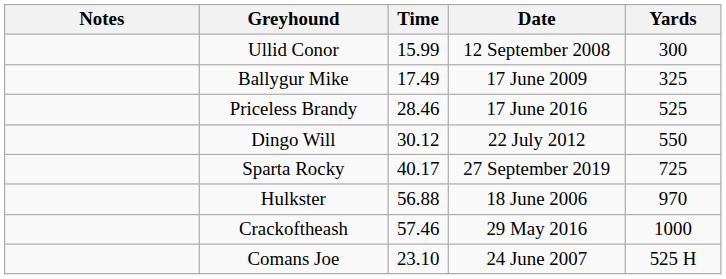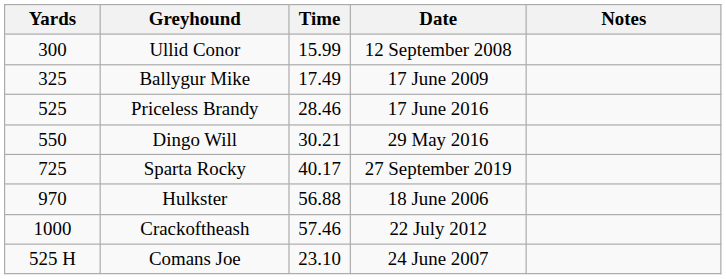columns swapped: (673, 19) <-> (102, 19)
(418, 139) 30.12 -> (320, 139) 30.21
(537, 139) 22 July 2012 -> (438, 139) 29 May 2016
(537, 229) 29 May 2016 -> (438, 229) 22 July 2012
